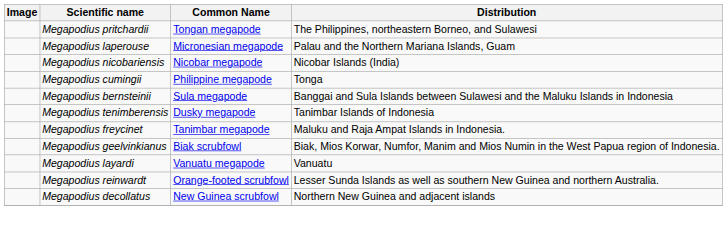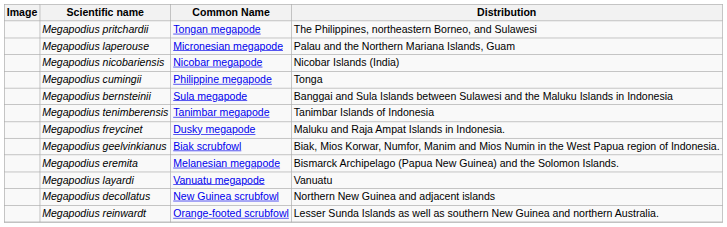(214, 113) Dusky megapode -> (221, 113) Tanimbar megapode
(221, 130) Tanimbar megapode -> (214, 130) Dusky megapode
+ row: (90, 163)
rows swapped: (96, 197) <-> (94, 180)
